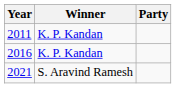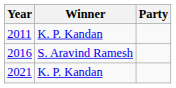(70, 53) K. P. Kandan -> (85, 53) S. Aravind Ramesh
(85, 72) S. Aravind Ramesh -> (70, 72) K. P. Kandan
